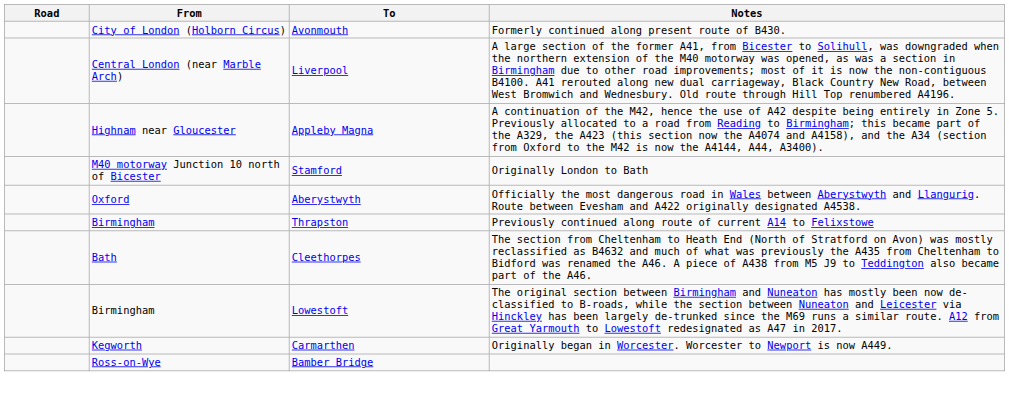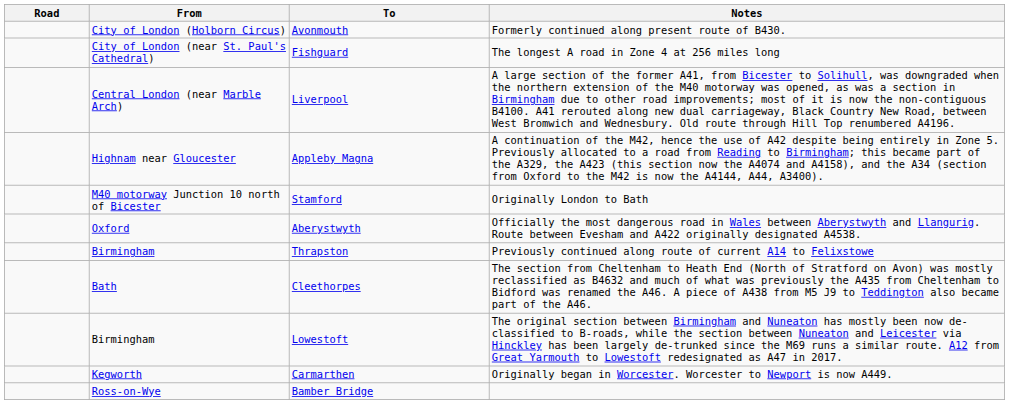+ row: (320, 53)
